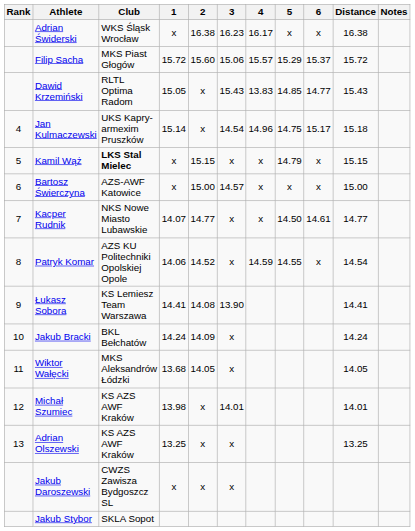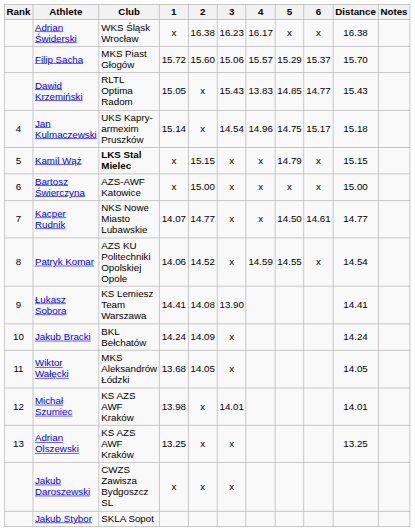(356, 59) 15.72 -> (356, 59) 15.70
(232, 187) 14.57 -> (232, 187) x
